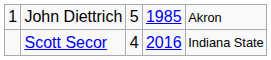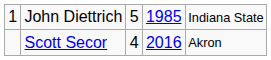(205, 17) Akron -> (226, 17) Indiana State
(226, 43) Indiana State -> (205, 43) Akron
